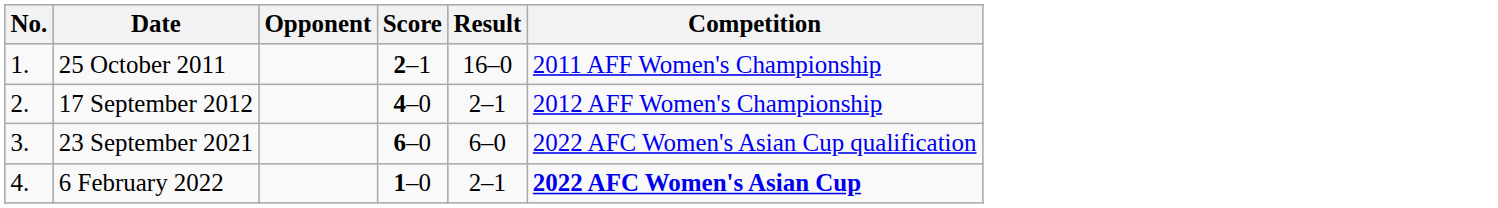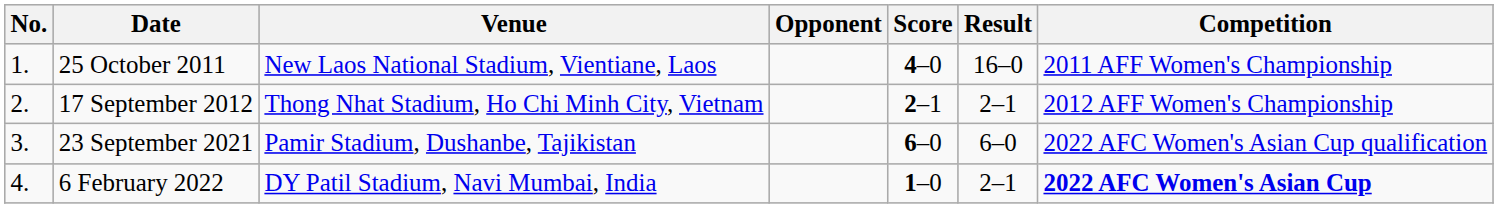+ column: (514, 24)
(412, 63) 2–1 -> (923, 63) 4–0
(412, 103) 4–0 -> (923, 103) 2–1
